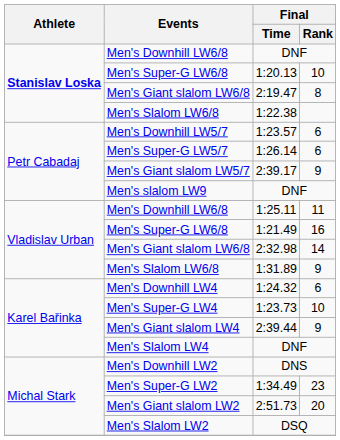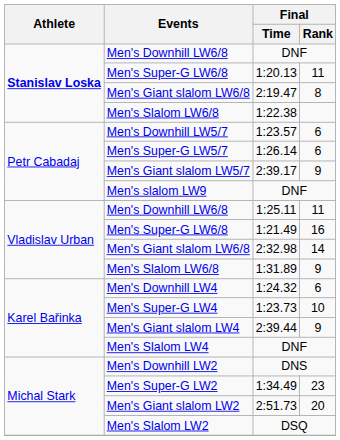(318, 73) 10 -> (318, 73) 11
